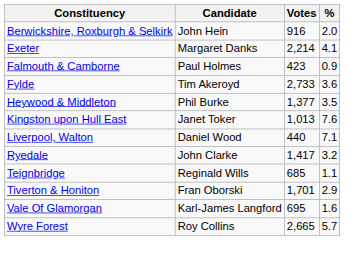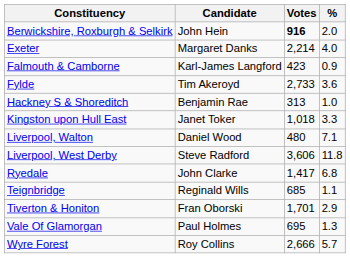(296, 31) normal -> (296, 31) bold
(329, 48) 4.1 -> (329, 48) 4.0
(209, 66) Paul Holmes -> (230, 66) Karl-James Langford
+ row: (68, 102)
- row: (61, 102)
(301, 119) 1,013 -> (301, 119) 1,018
(329, 119) 7.6 -> (329, 119) 3.3
(296, 137) 440 -> (296, 137) 480
+ row: (62, 155)
(329, 155) 3.2 -> (329, 173) 6.8
(230, 208) Karl-James Langford -> (209, 226) Paul Holmes
(329, 208) 1.6 -> (329, 226) 1.3
(301, 226) 2,665 -> (301, 244) 2,666
